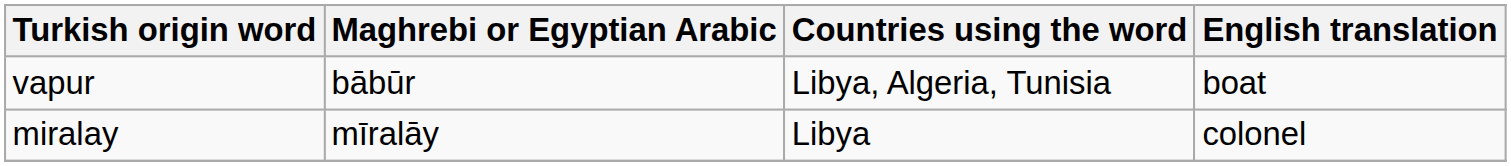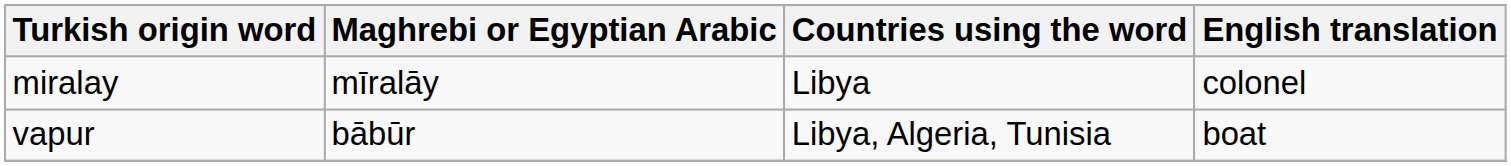rows swapped: (65, 134) <-> (54, 82)
